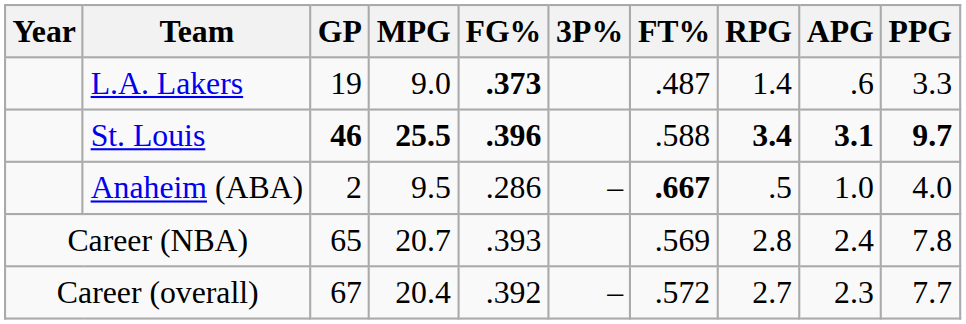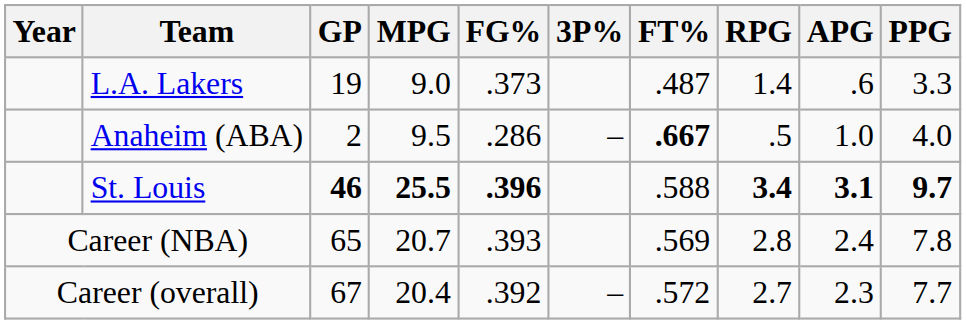(514, 83) bold -> (514, 83) normal
rows swapped: (148, 135) <-> (197, 188)
